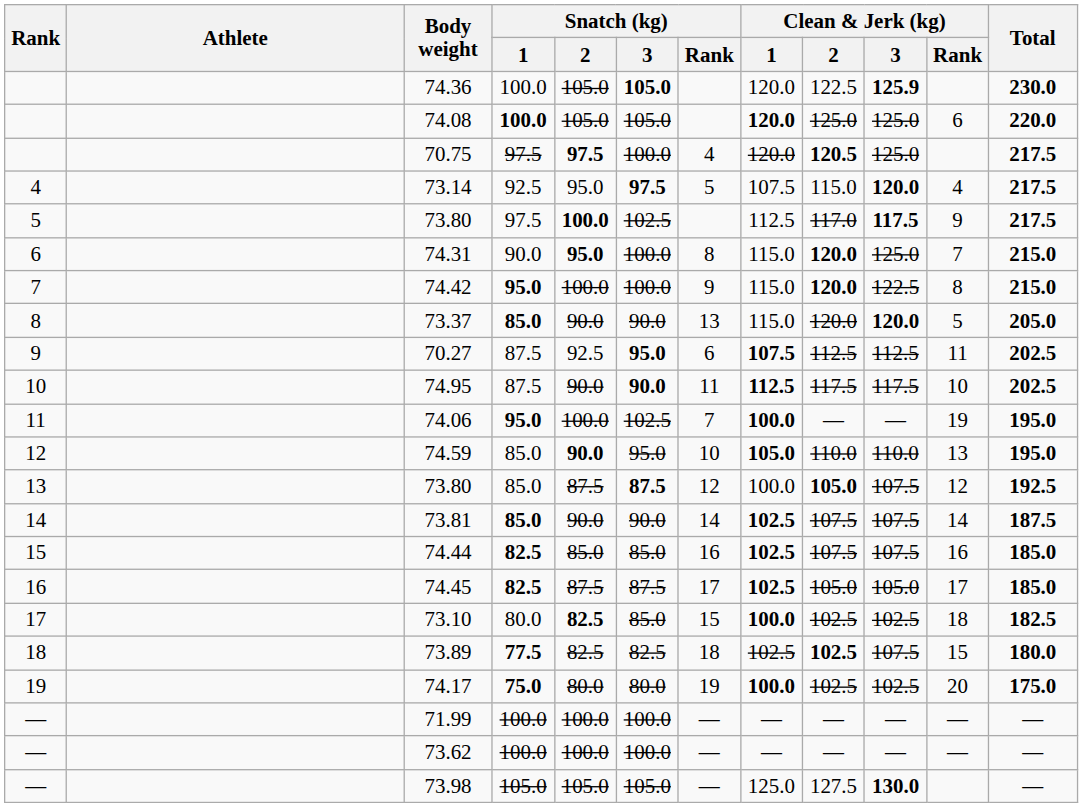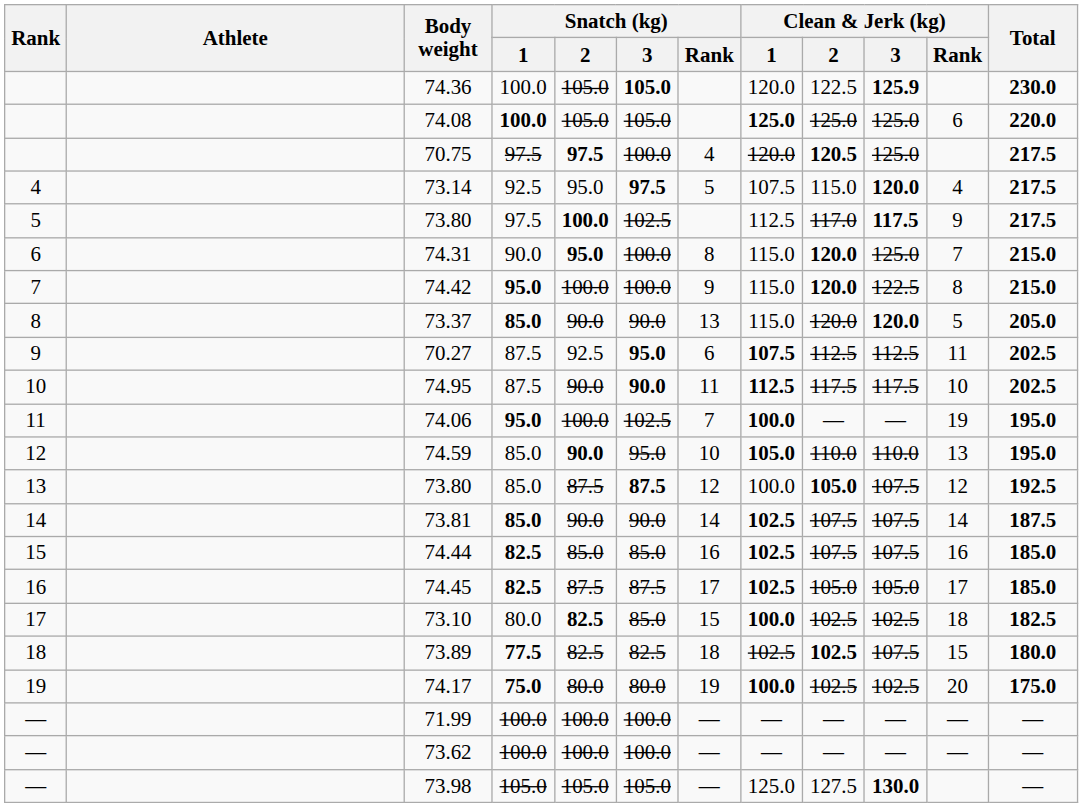(771, 120) 120.0 -> (771, 120) 125.0
